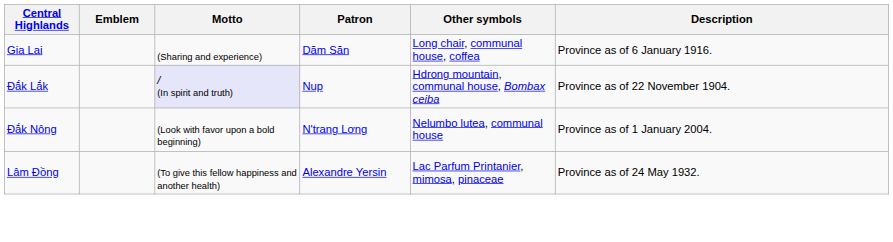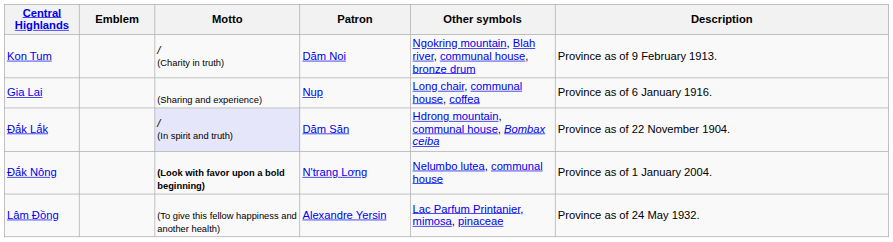+ row: (29, 56)
(326, 50) Dăm Săn -> (313, 93) Nup
(313, 86) Nup -> (326, 129) Dăm Săn
(216, 136) normal -> (221, 178) bold
